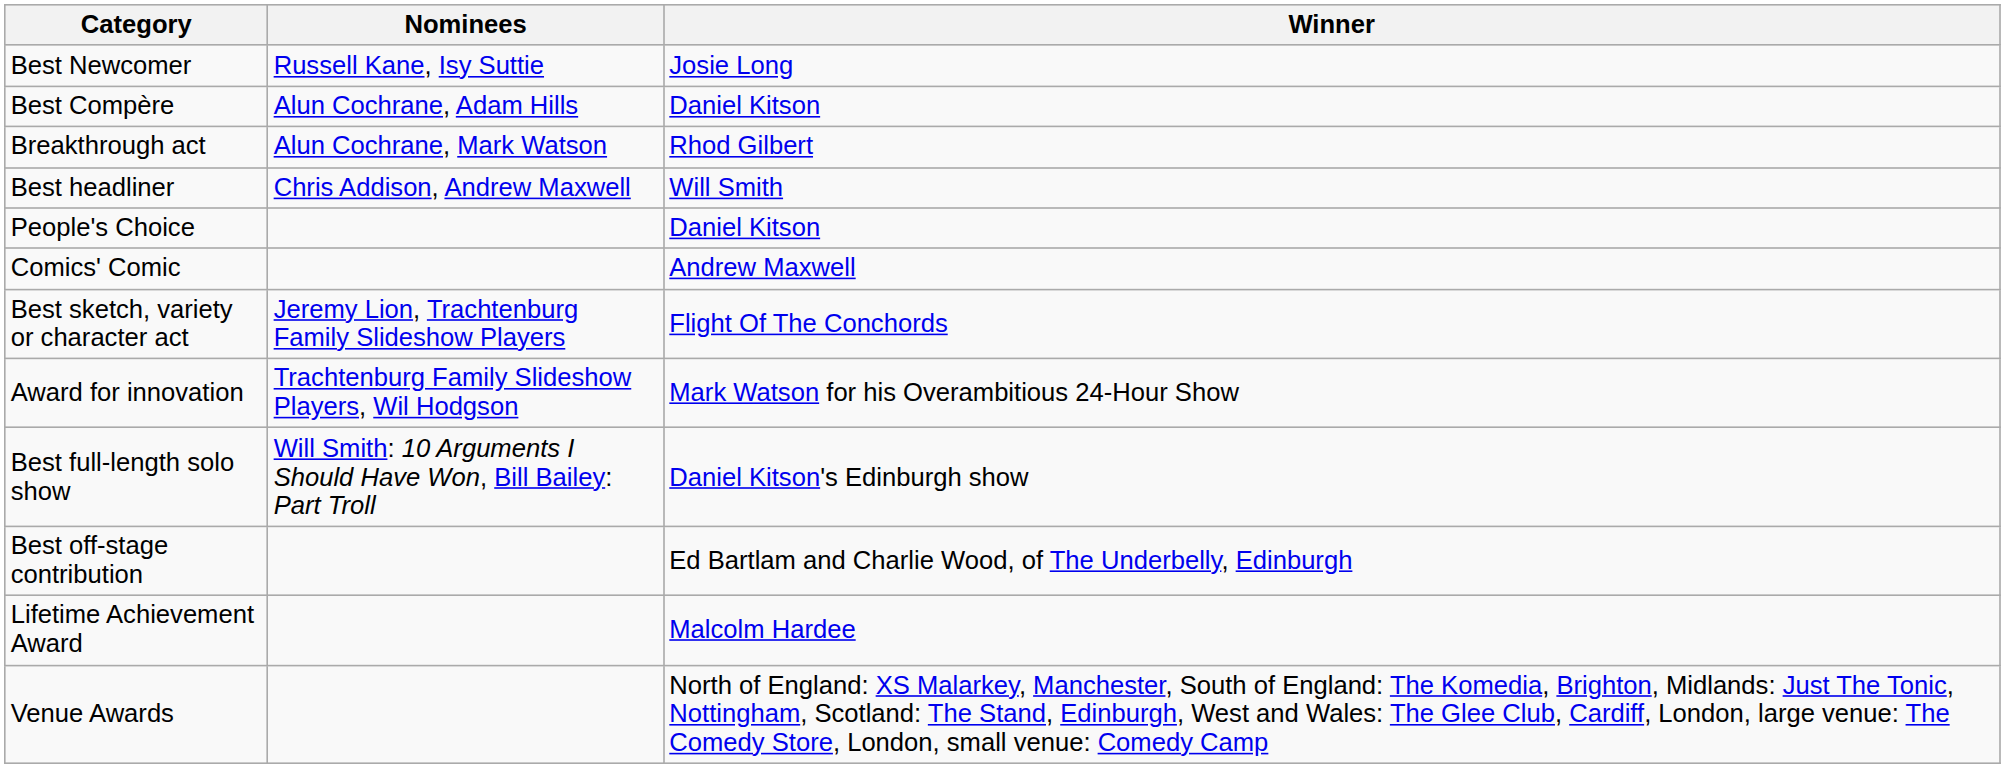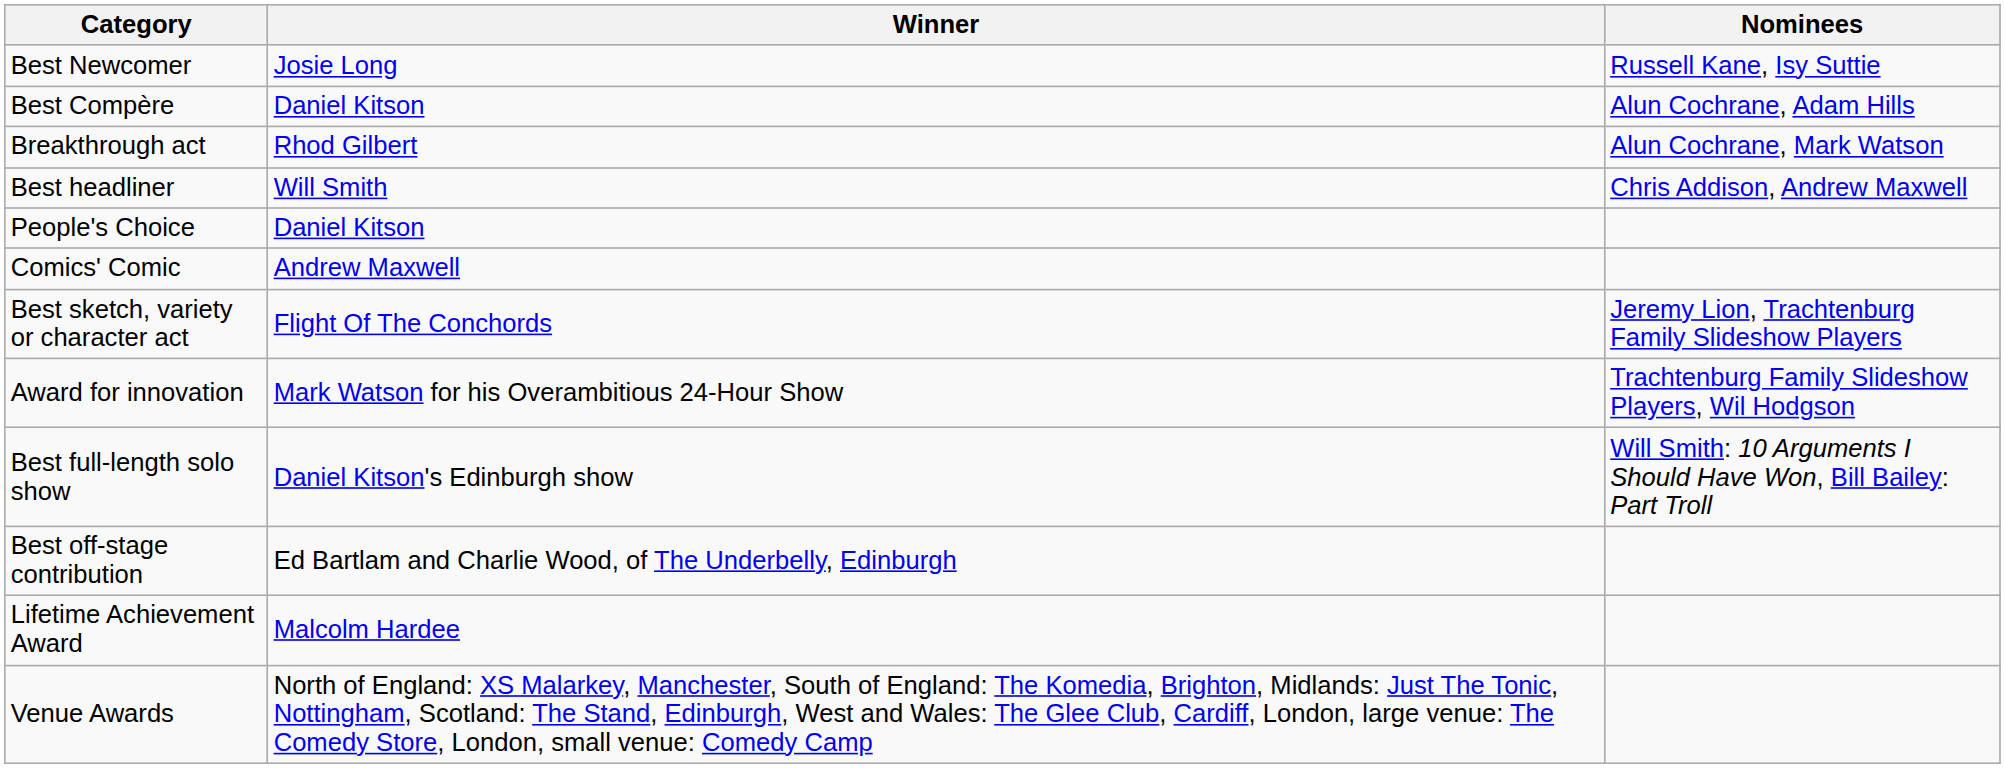columns swapped: (1332, 24) <-> (466, 24)
